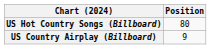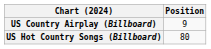rows swapped: (84, 37) <-> (84, 24)
